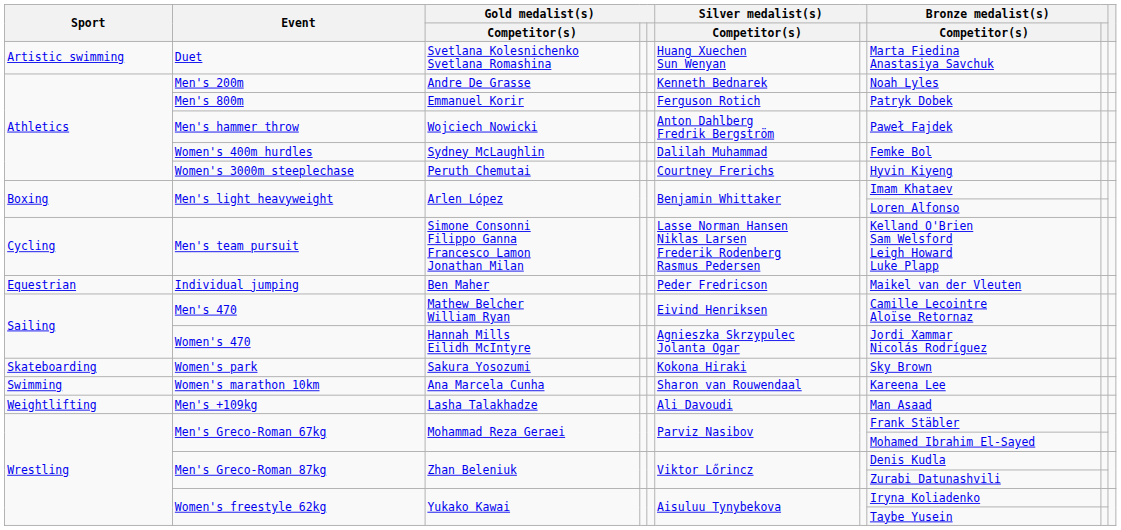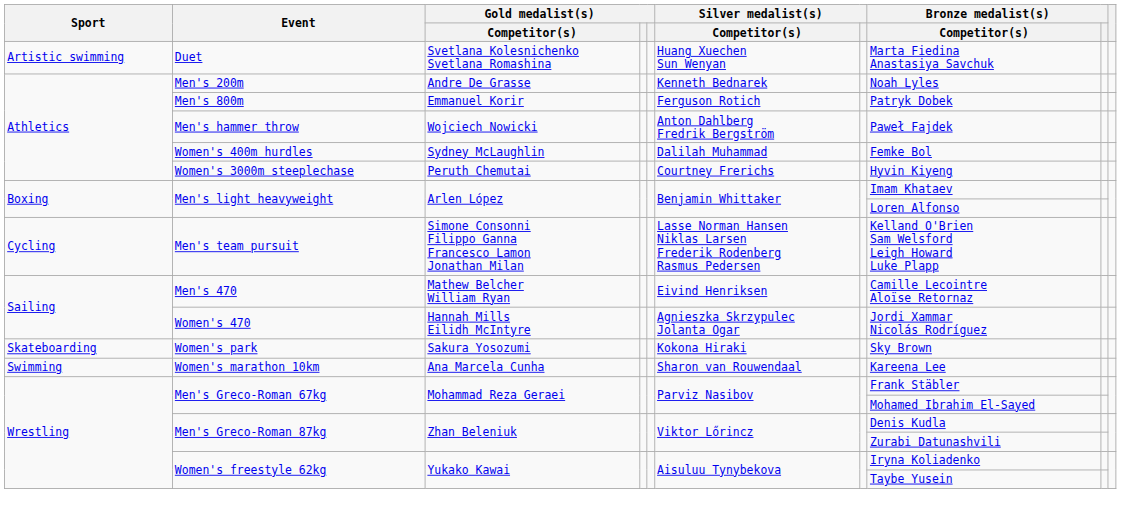- row: (237, 285)
- row: (216, 404)
